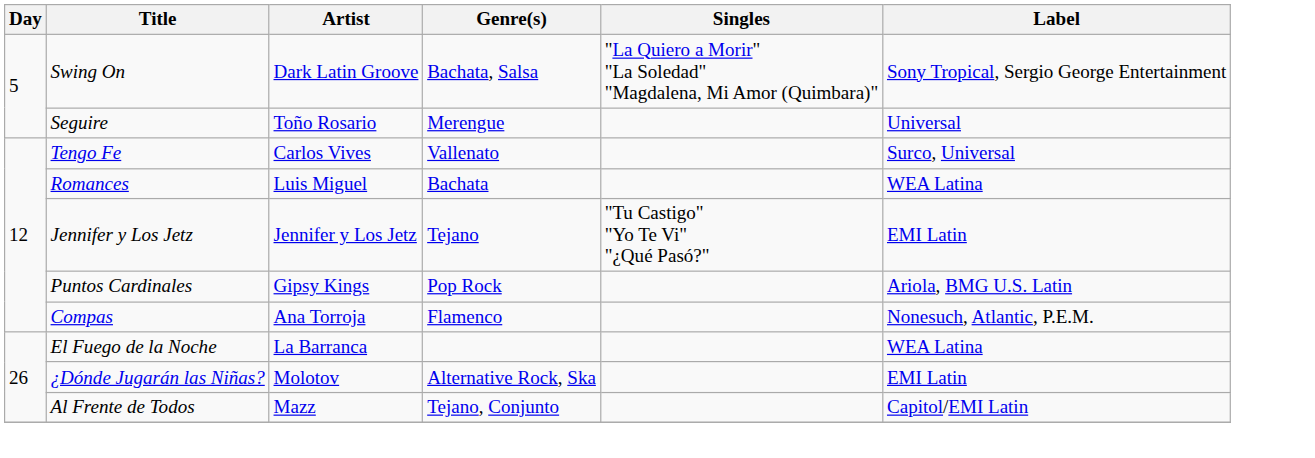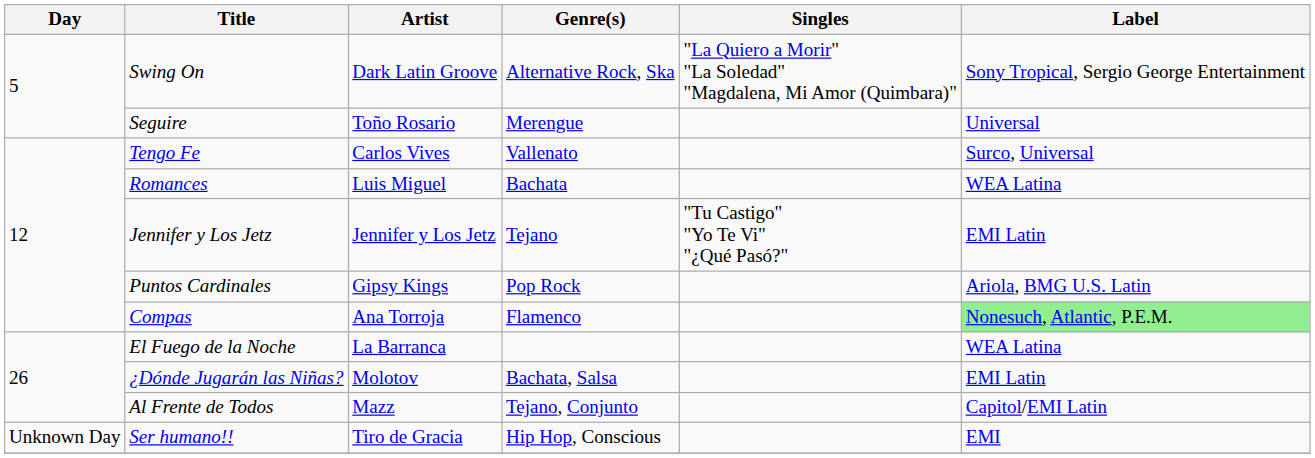(483, 71) Bachata, Salsa -> (590, 71) Alternative Rock, Ska
(990, 316) no background -> (1069, 316) lightgreen background
(512, 377) Alternative Rock, Ska -> (561, 377) Bachata, Salsa
+ row: (181, 437)
